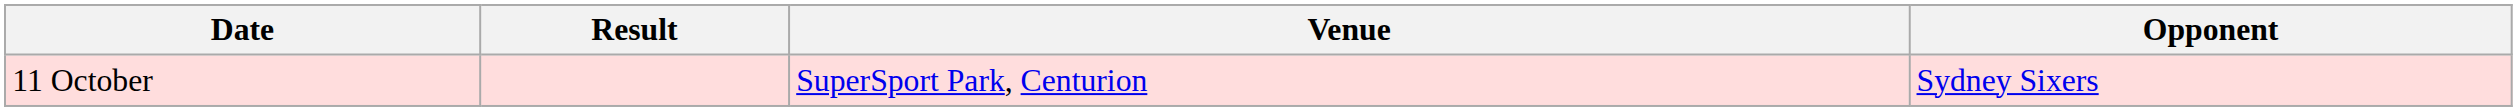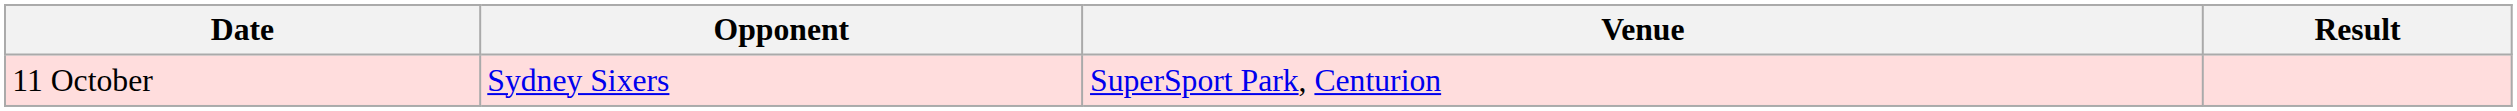columns swapped: (2211, 29) <-> (634, 29)
